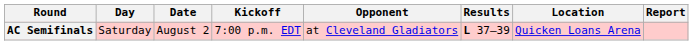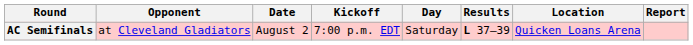columns swapped: (125, 14) <-> (382, 14)
